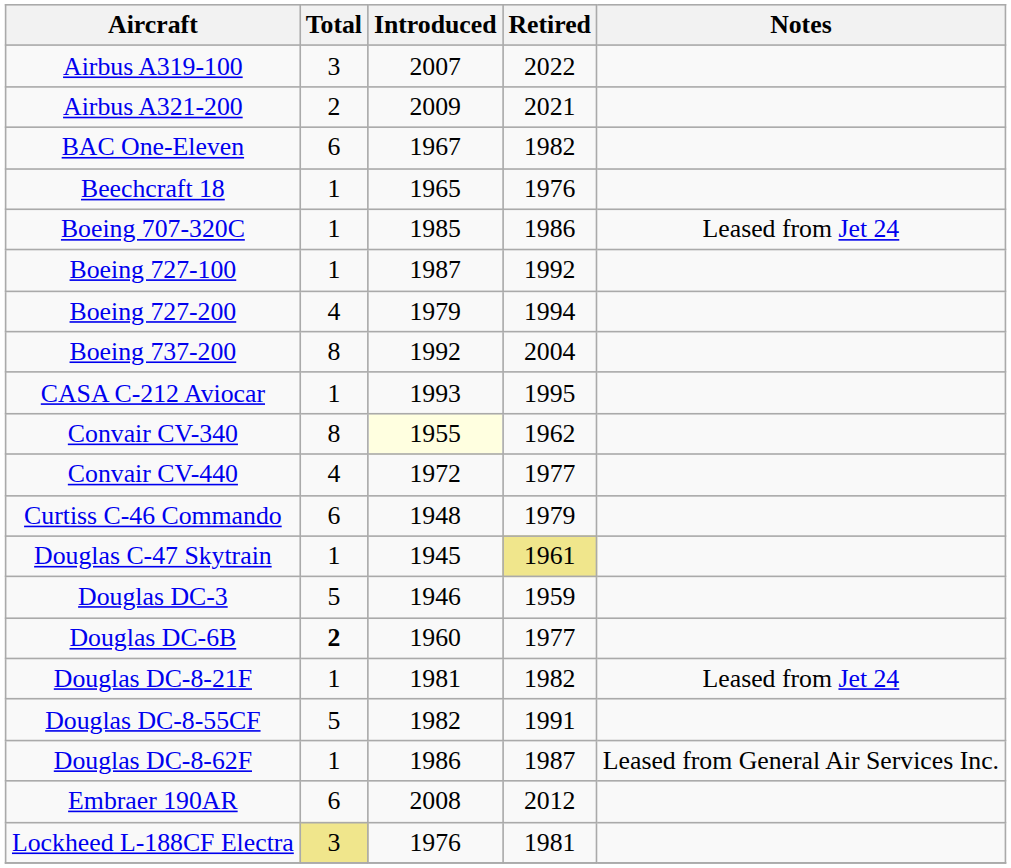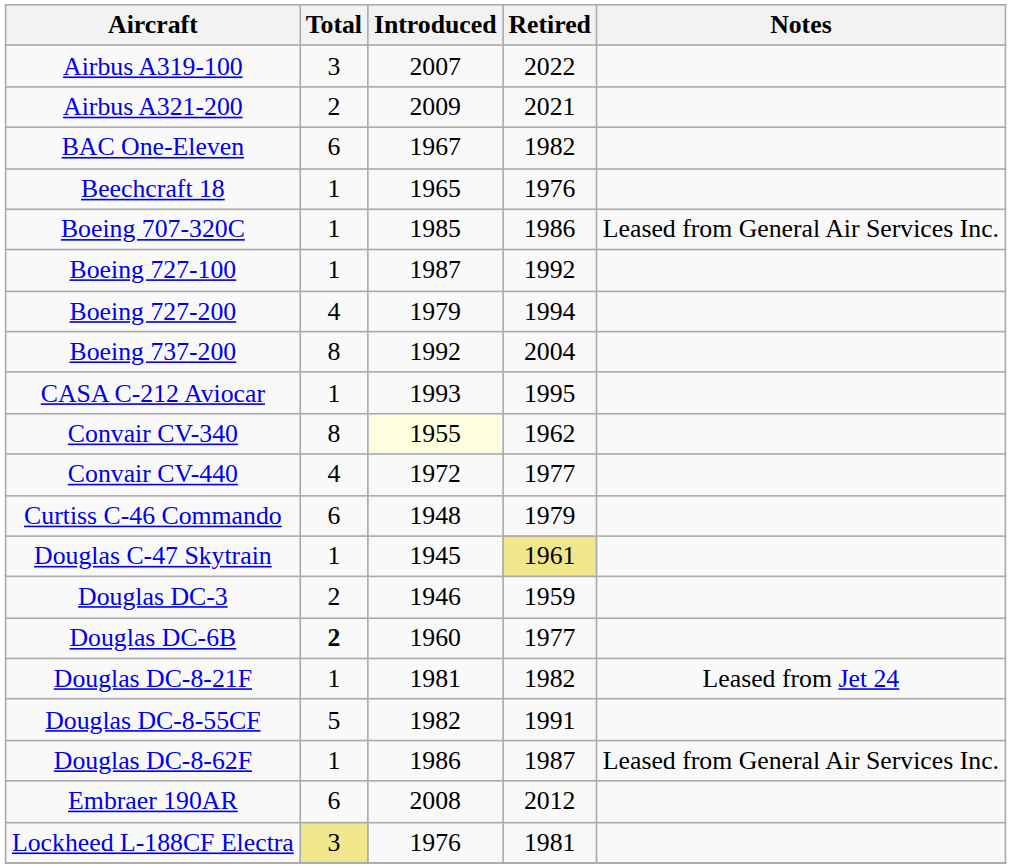(801, 229) Leased from Jet 24 -> (801, 229) Leased from General Air Services Inc.
(334, 596) 5 -> (334, 596) 2
